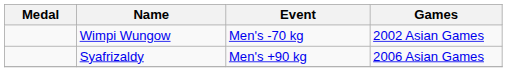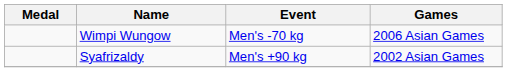(429, 35) 2002 Asian Games -> (429, 35) 2006 Asian Games
(429, 56) 2006 Asian Games -> (429, 56) 2002 Asian Games
